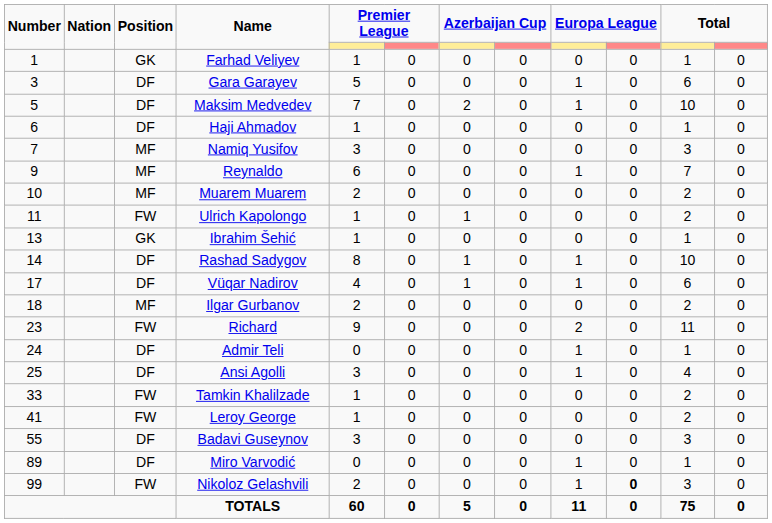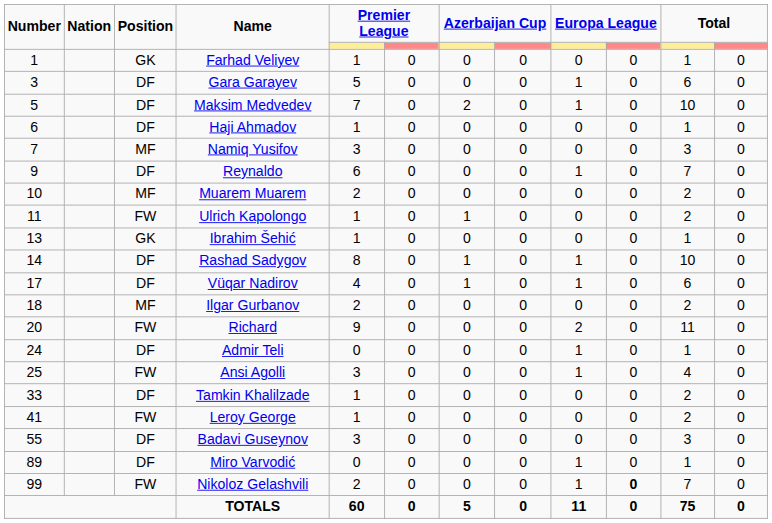(145, 171) MF -> (145, 171) DF
(34, 328) 23 -> (34, 328) 20
(145, 372) DF -> (145, 372) FW
(145, 395) FW -> (145, 395) DF
(688, 484) 3 -> (688, 484) 7
